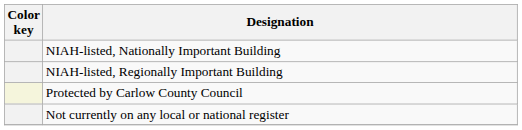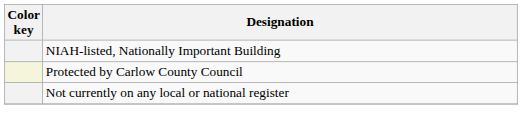- row: (164, 72)
